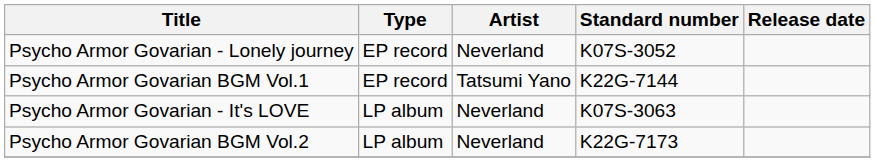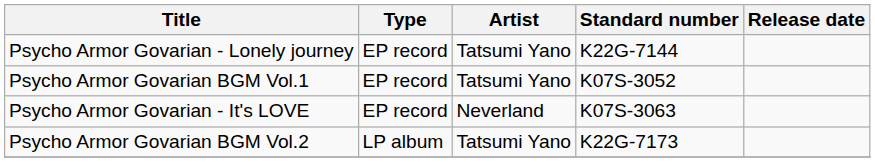(500, 50) Neverland -> (514, 50) Tatsumi Yano
(628, 50) K07S-3052 -> (629, 50) K22G-7144
(629, 80) K22G-7144 -> (628, 80) K07S-3052
(403, 111) LP album -> (405, 111) EP record
(500, 141) Neverland -> (514, 141) Tatsumi Yano
